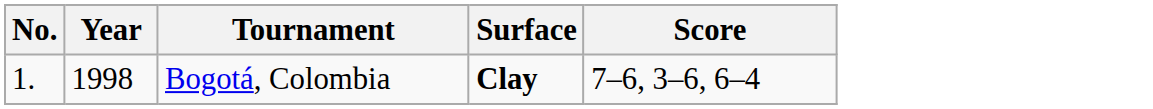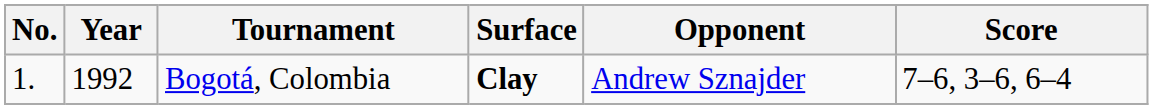+ column: (740, 28)
(102, 78) 1998 -> (102, 78) 1992
